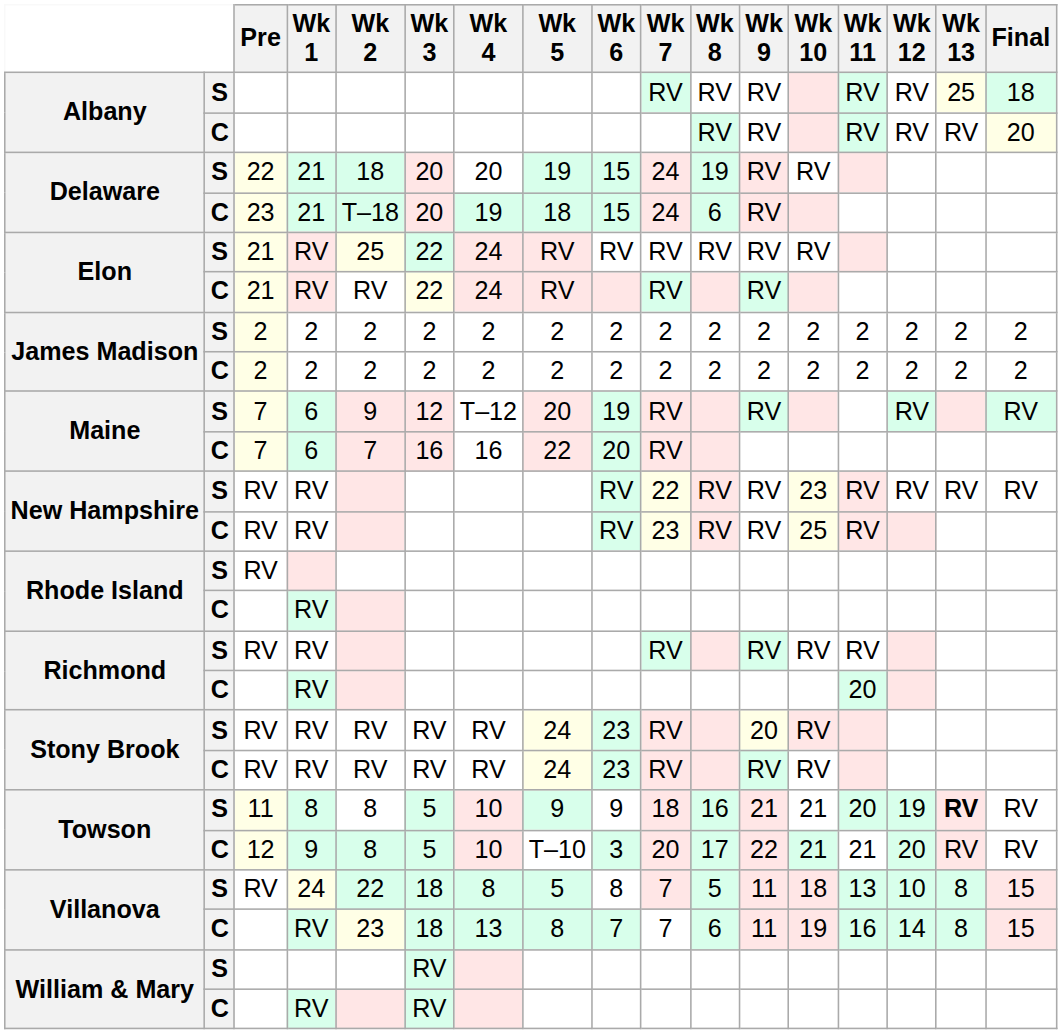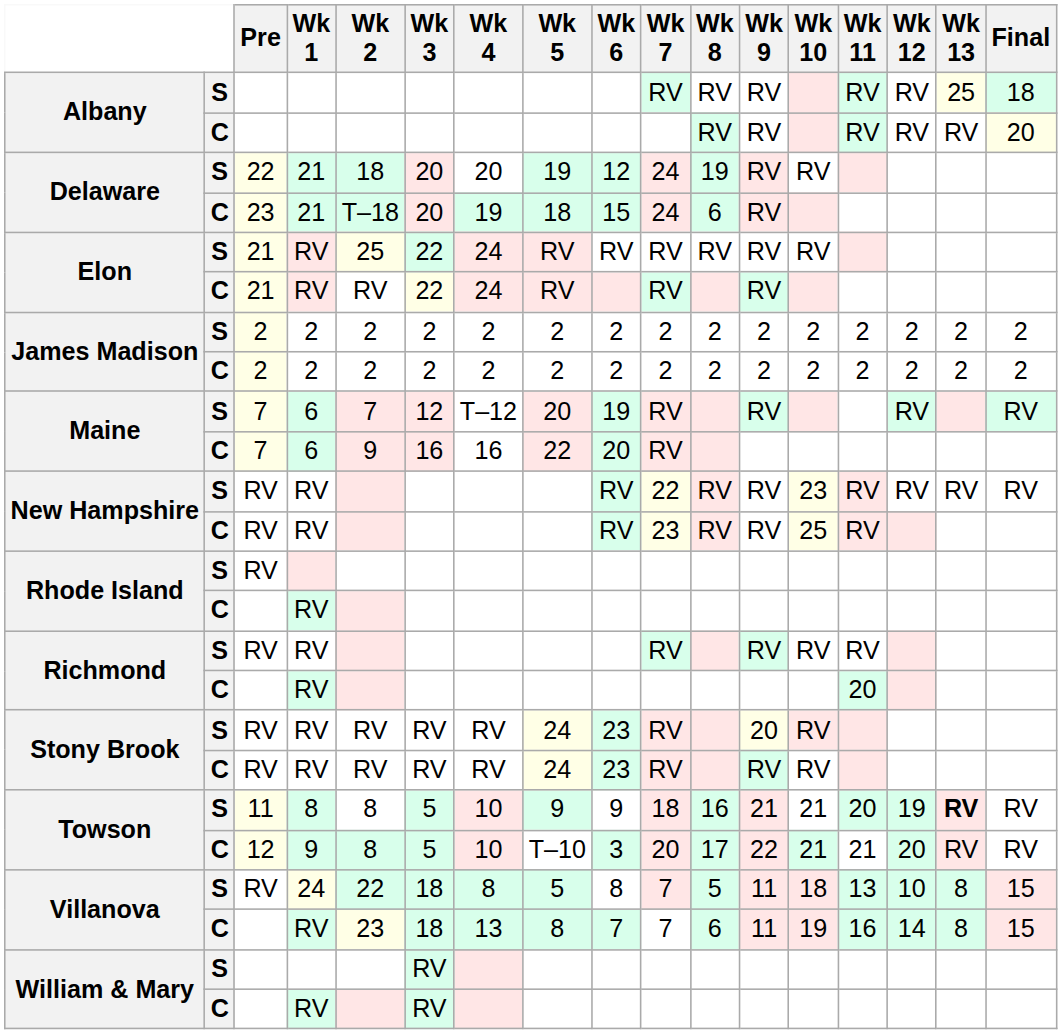(616, 172) 15 -> (616, 172) 12
(370, 411) 9 -> (370, 411) 7
(370, 451) 7 -> (370, 451) 9
